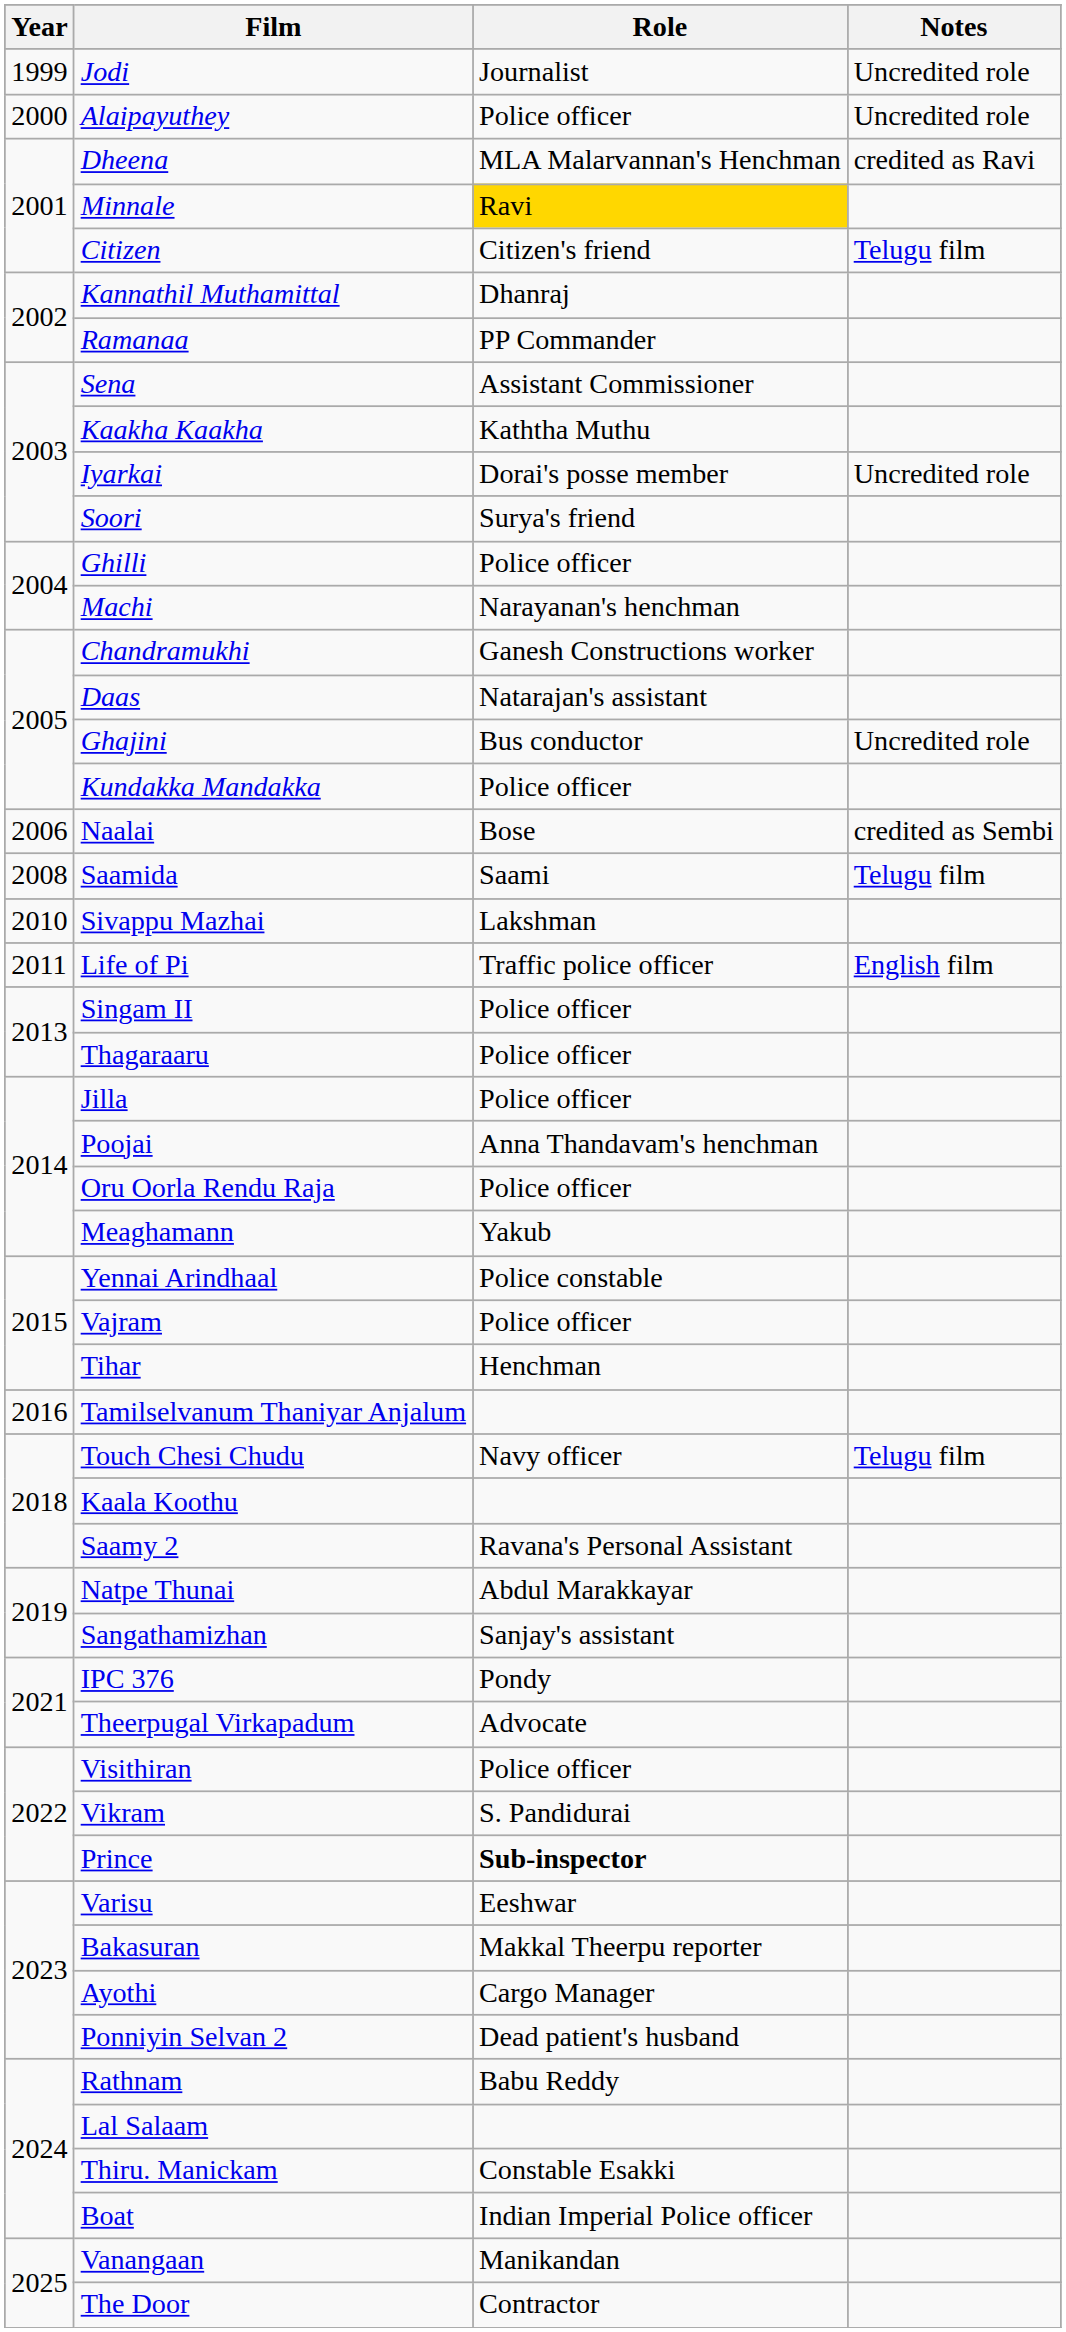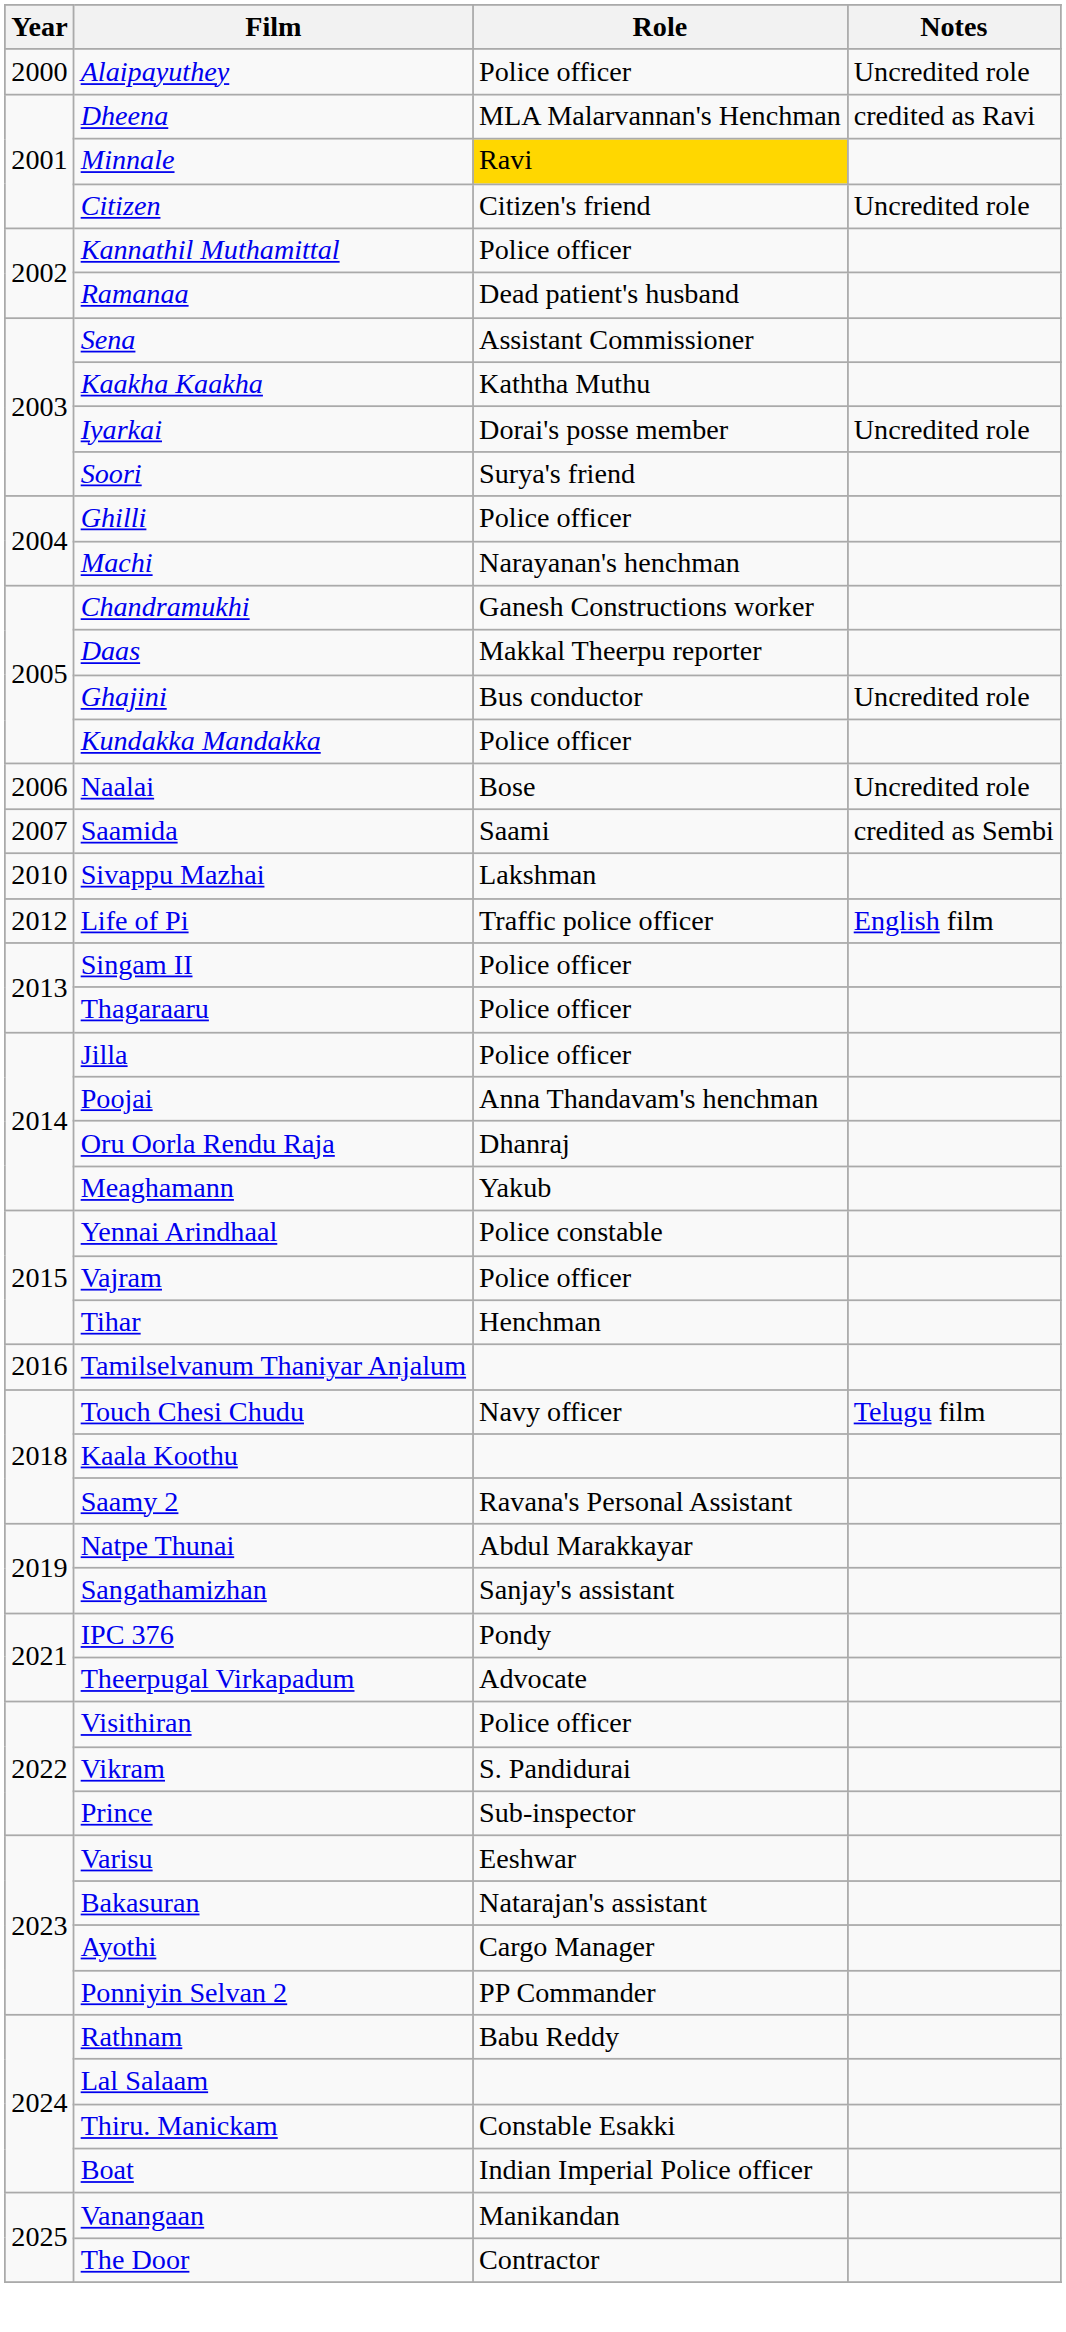- row: (105, 71)
(920, 250) Telugu film -> (942, 205) Uncredited role
(524, 294) Dhanraj -> (555, 250) Police officer
(567, 339) PP Commander -> (609, 294) Dead patient's husband
(593, 696) Natarajan's assistant -> (620, 652) Makkal Theerpu reporter
(954, 830) credited as Sembi -> (942, 786) Uncredited role
(40, 875) 2008 -> (40, 830) 2007
(920, 875) Telugu film -> (954, 830) credited as Sembi
(39, 964) 2011 -> (40, 920) 2012
(555, 1187) Police officer -> (524, 1143) Dhanraj
(563, 1857) bold -> (557, 1813) normal
(620, 1947) Makkal Theerpu reporter -> (593, 1902) Natarajan's assistant
(609, 2036) Dead patient's husband -> (567, 1991) PP Commander
